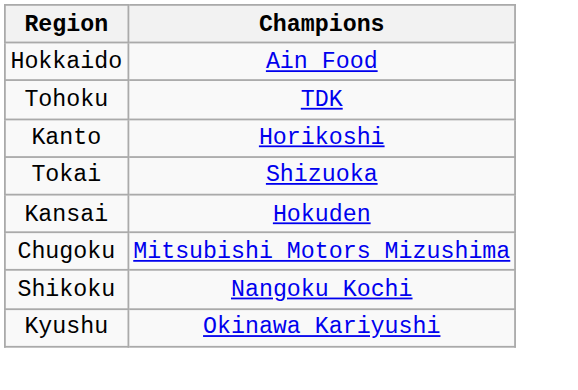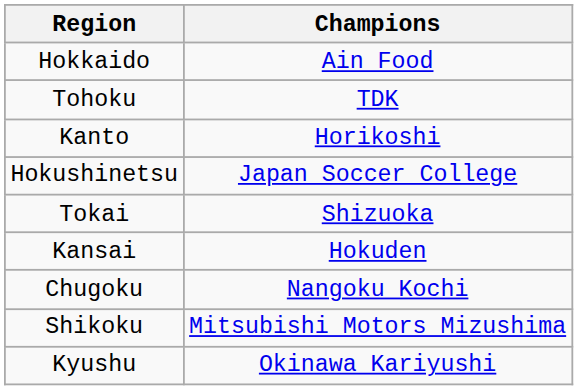+ row: (94, 176)
(322, 251) Mitsubishi Motors Mizushima -> (378, 289) Nangoku Kochi
(322, 289) Nangoku Kochi -> (378, 327) Mitsubishi Motors Mizushima
